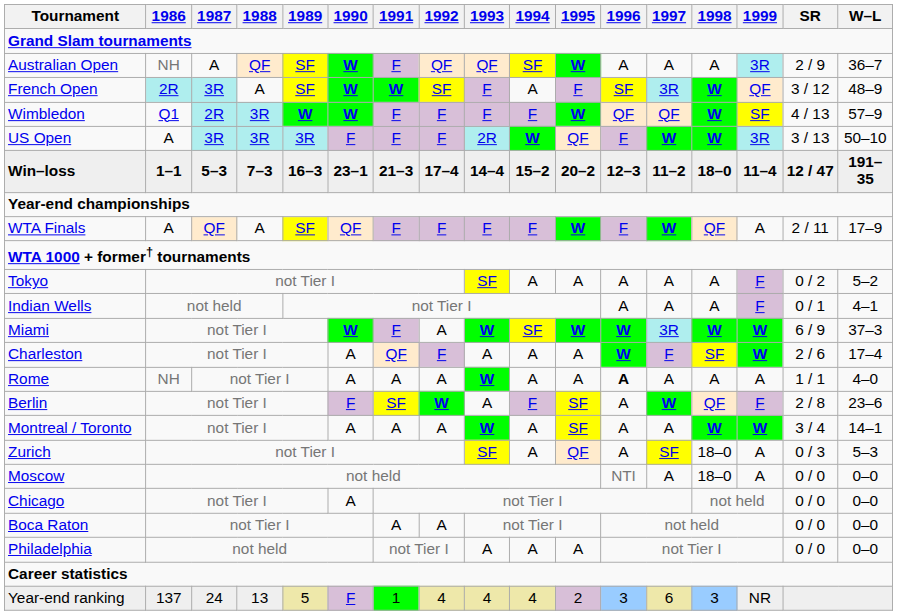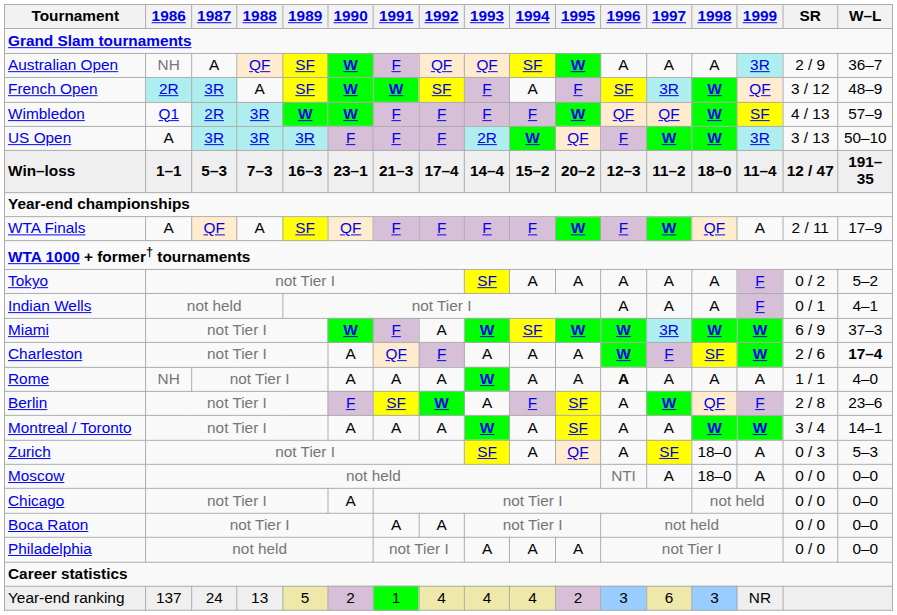(865, 354) normal -> (865, 354) bold
(351, 598) F -> (351, 598) 2
